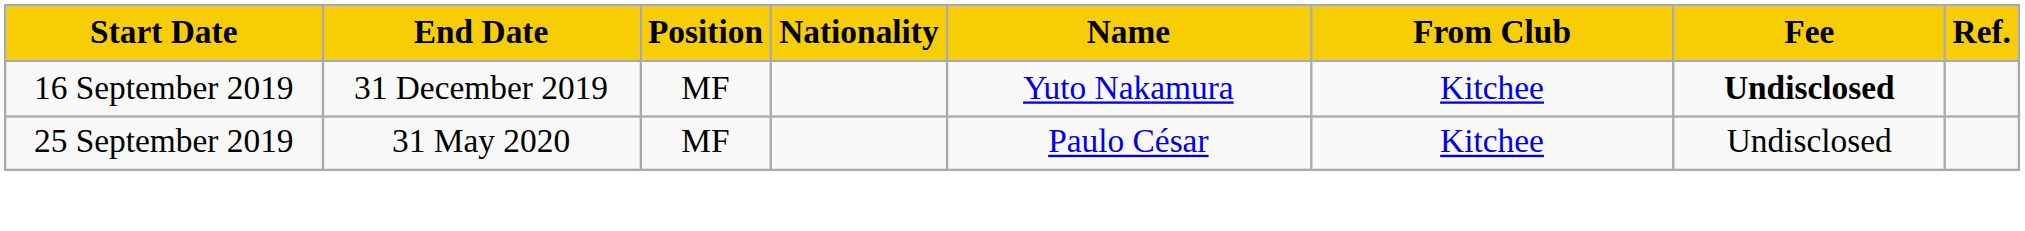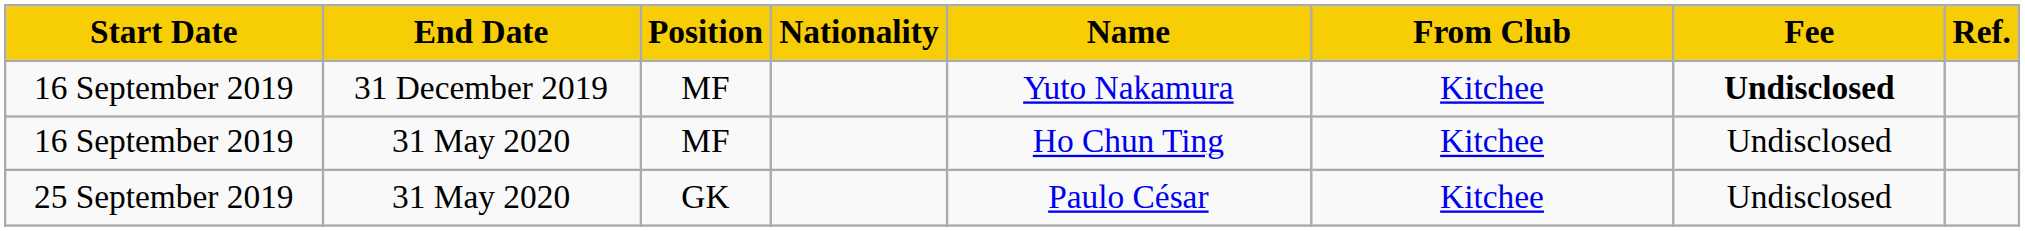+ row: (164, 142)
(706, 142) MF -> (705, 197) GK
